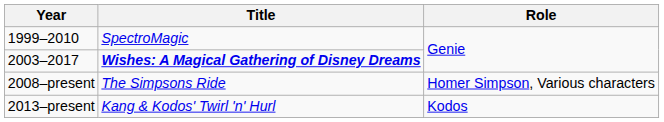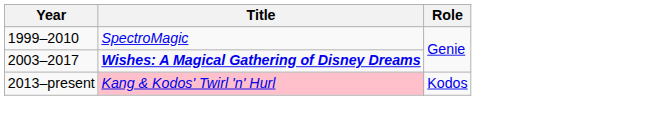- row: (51, 83)
(188, 106) no background -> (188, 83) pink background
